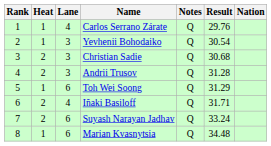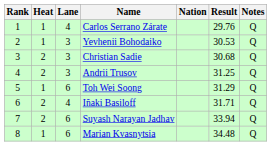columns swapped: (251, 12) <-> (190, 12)
(219, 42) 30.54 -> (224, 42) 30.53
(219, 73) 31.28 -> (224, 73) 31.25
(219, 118) 33.24 -> (224, 118) 33.94
